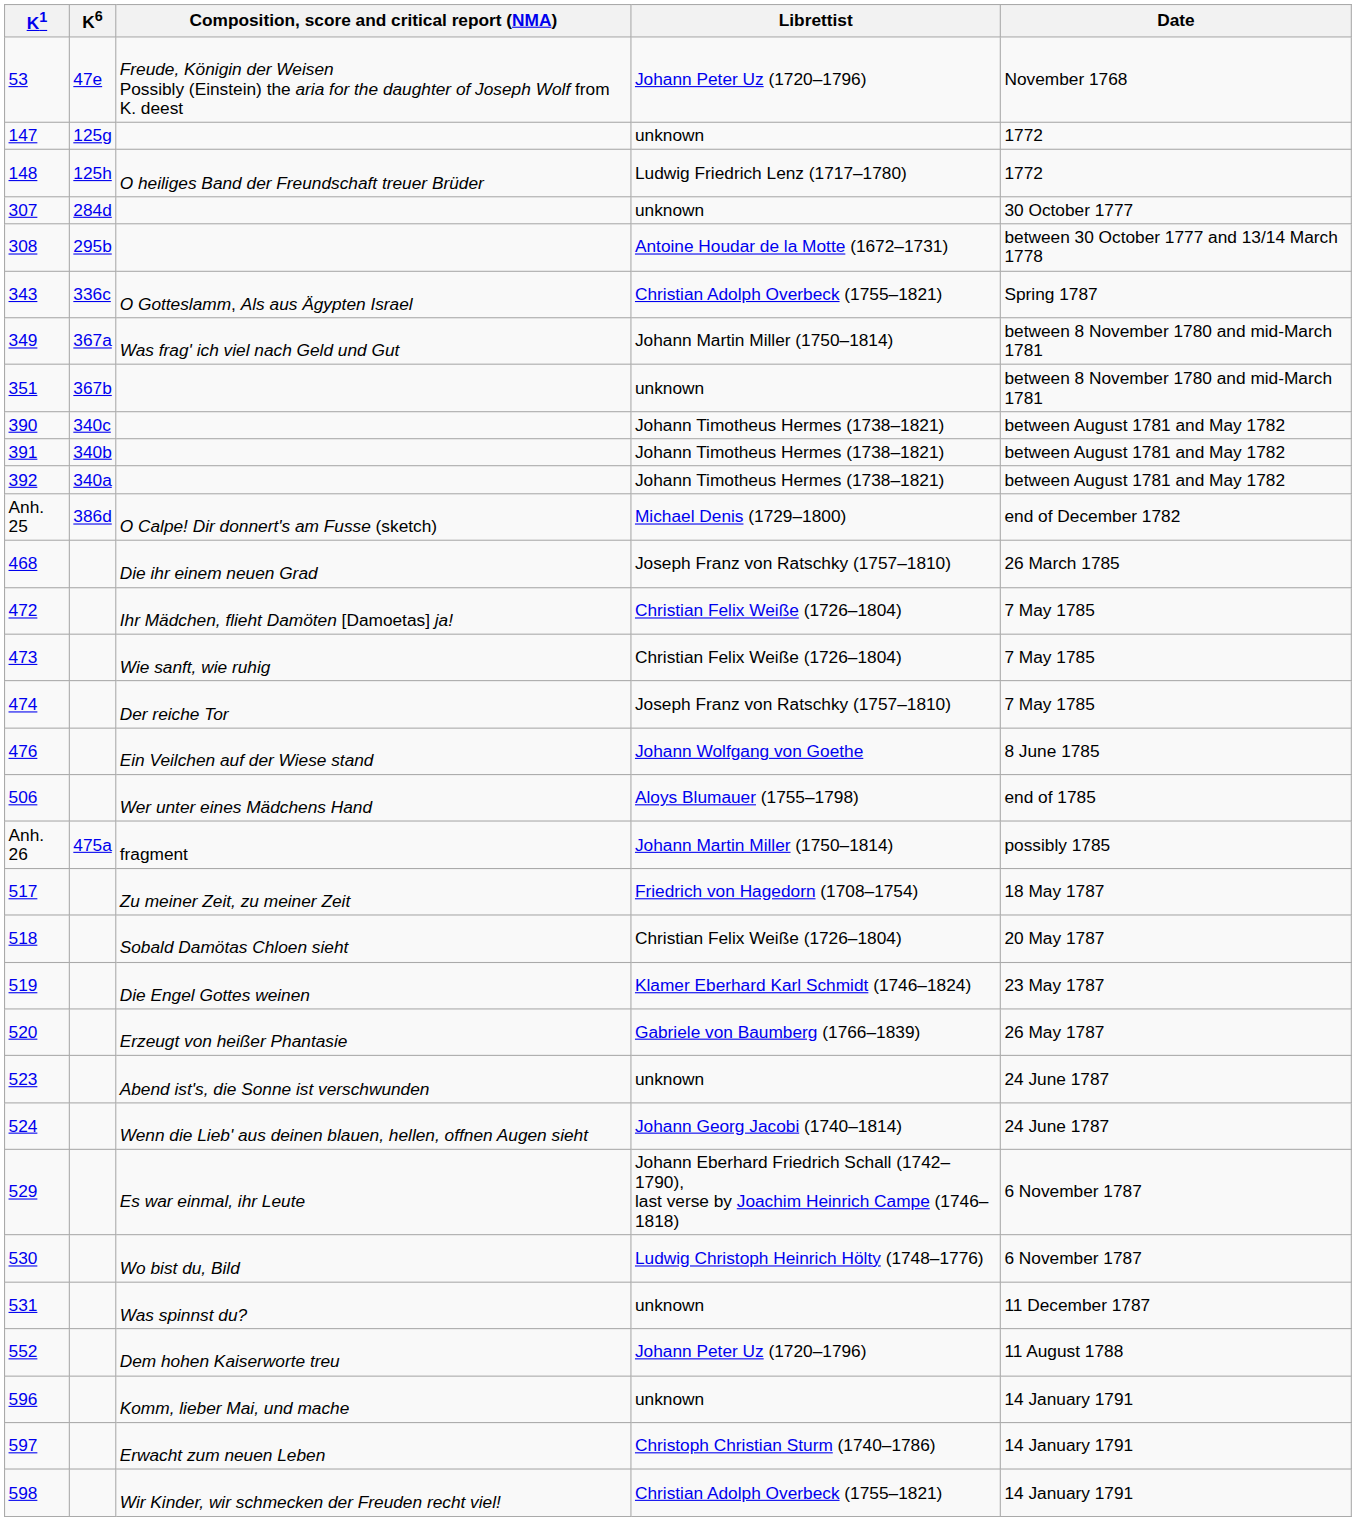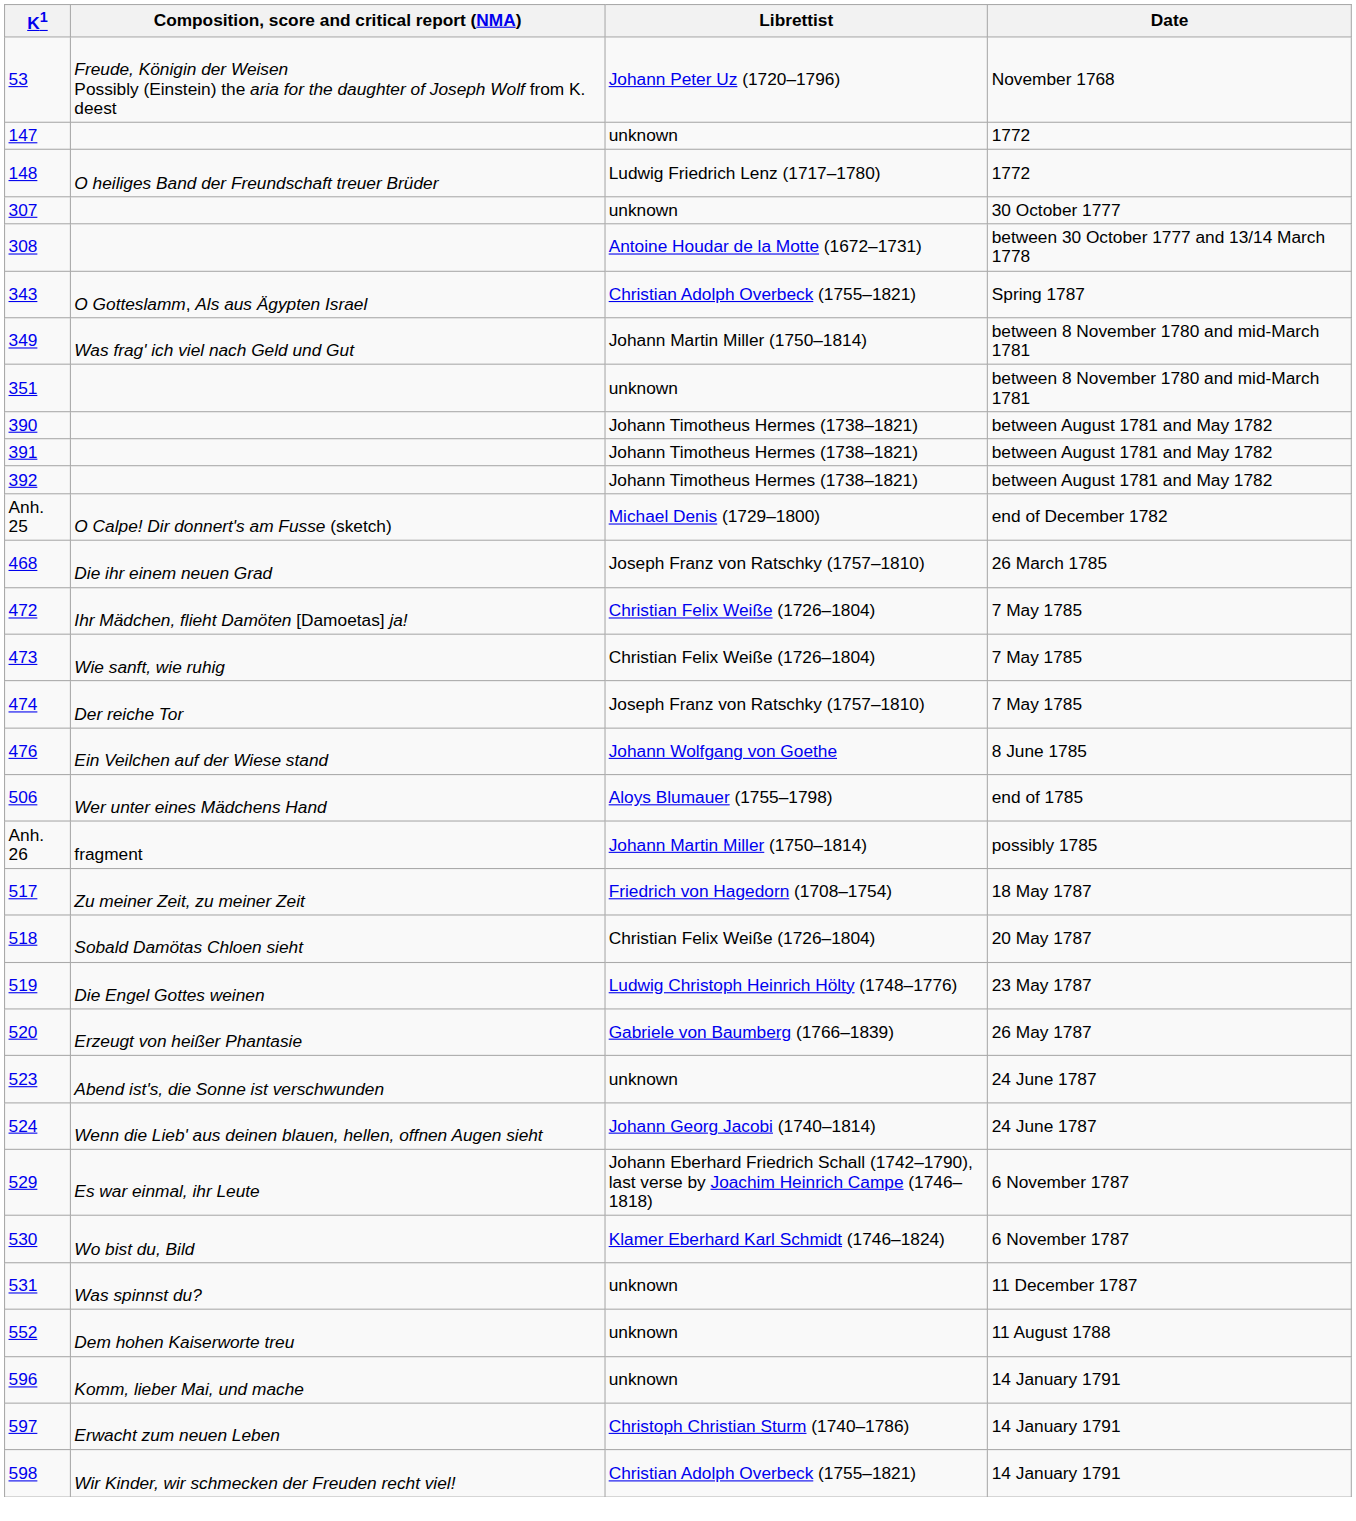- column: (93, 20)
(803, 985) Klamer Eberhard Karl Schmidt (1746–1824) -> (783, 985) Ludwig Christoph Heinrich Hölty (1748–1776)
(809, 1258) Ludwig Christoph Heinrich Hölty (1748–1776) -> (777, 1239) Klamer Eberhard Karl Schmidt (1746–1824)
(751, 1352) Johann Peter Uz (1720–1796) -> (643, 1332) unknown
